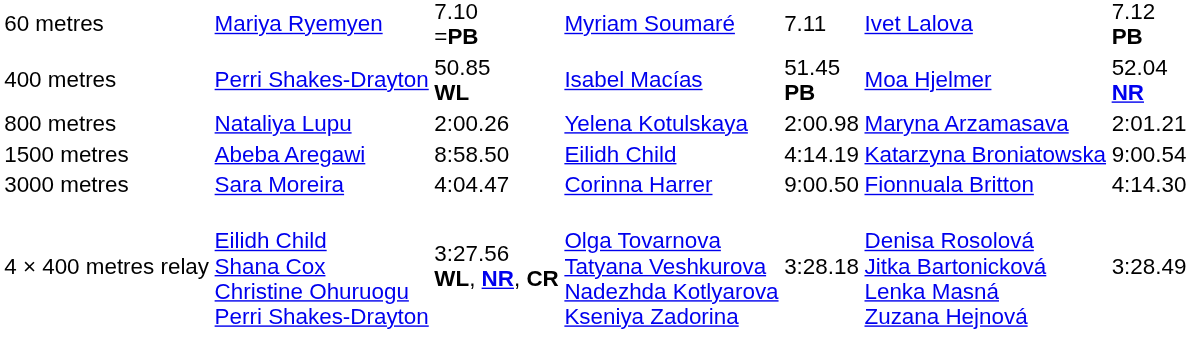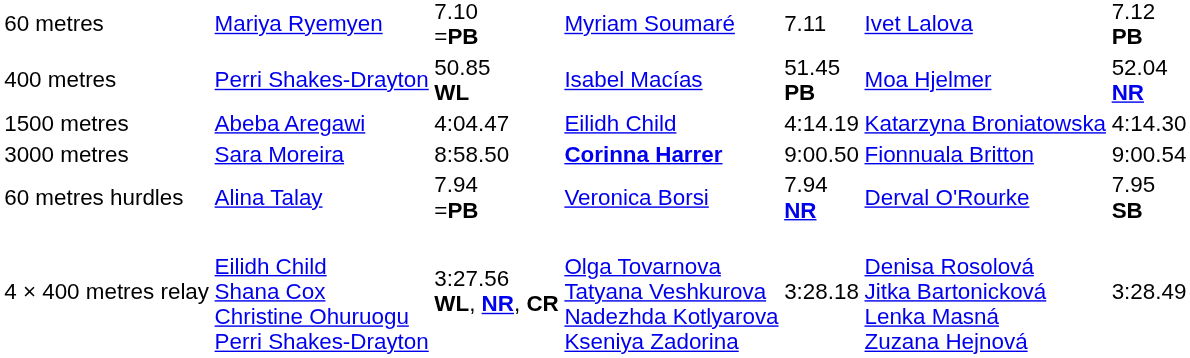- row: (60, 123)
(472, 154) 8:58.50 -> (472, 123) 4:04.47
(1149, 154) 9:00.54 -> (1149, 123) 4:14.30
(472, 185) 4:04.47 -> (472, 154) 8:58.50
(638, 185) normal -> (643, 154) bold
(1149, 185) 4:14.30 -> (1149, 154) 9:00.54
+ row: (94, 197)
